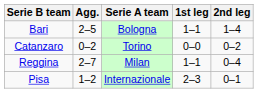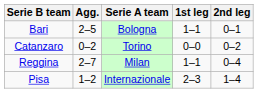(232, 29) 1–4 -> (232, 29) 0–1
(232, 79) 0–1 -> (232, 79) 1–4
